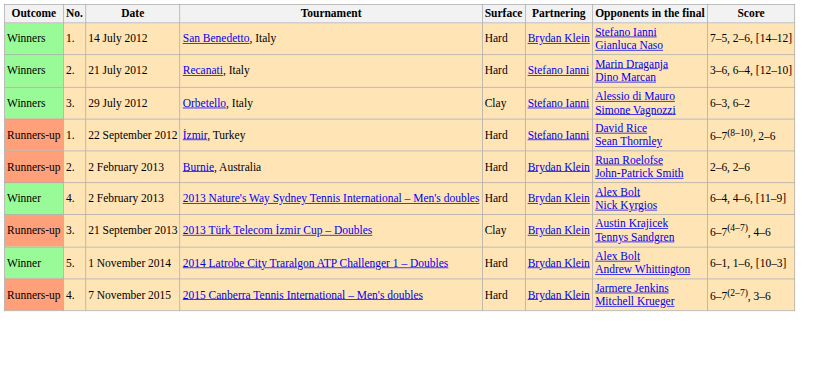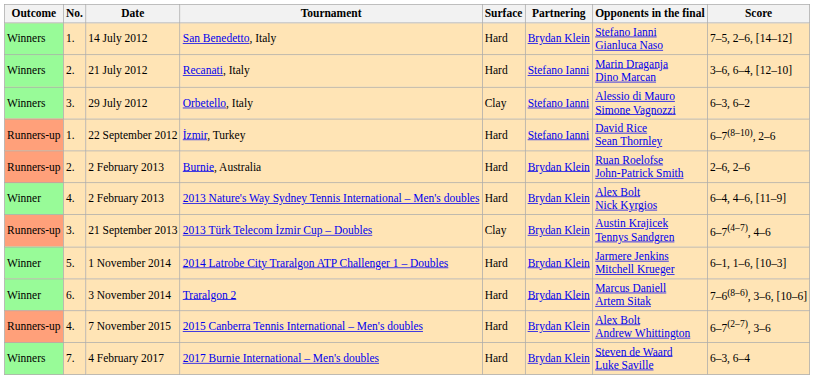(643, 262) Alex Bolt Andrew Whittington -> (635, 262) Jarmere Jenkins Mitchell Krueger
+ row: (209, 294)
(635, 294) Jarmere Jenkins Mitchell Krueger -> (643, 326) Alex Bolt Andrew Whittington
+ row: (281, 358)
